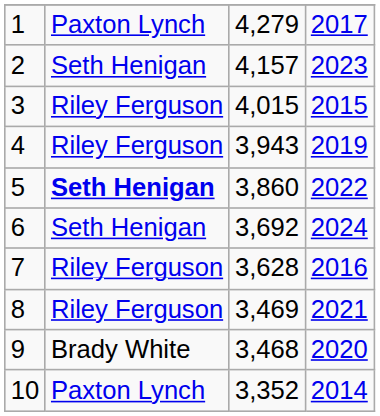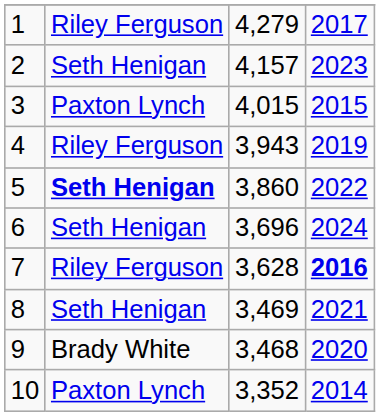(128, 24) Paxton Lynch -> (137, 24) Riley Ferguson
(137, 106) Riley Ferguson -> (128, 106) Paxton Lynch
(267, 227) 3,692 -> (267, 227) 3,696
(339, 268) normal -> (339, 268) bold
(137, 308) Riley Ferguson -> (129, 308) Seth Henigan
